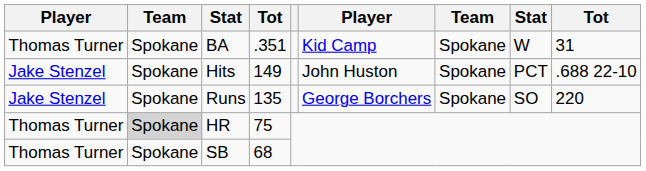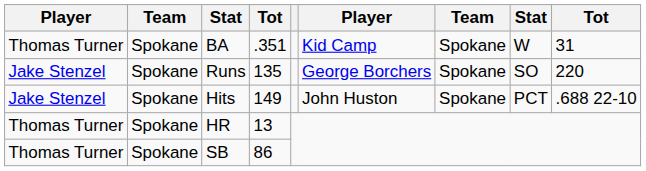rows swapped: (226, 98) <-> (221, 71)
(165, 125) lightgrey background -> (165, 125) no background
(263, 125) 75 -> (263, 125) 13
(263, 152) 68 -> (263, 152) 86
